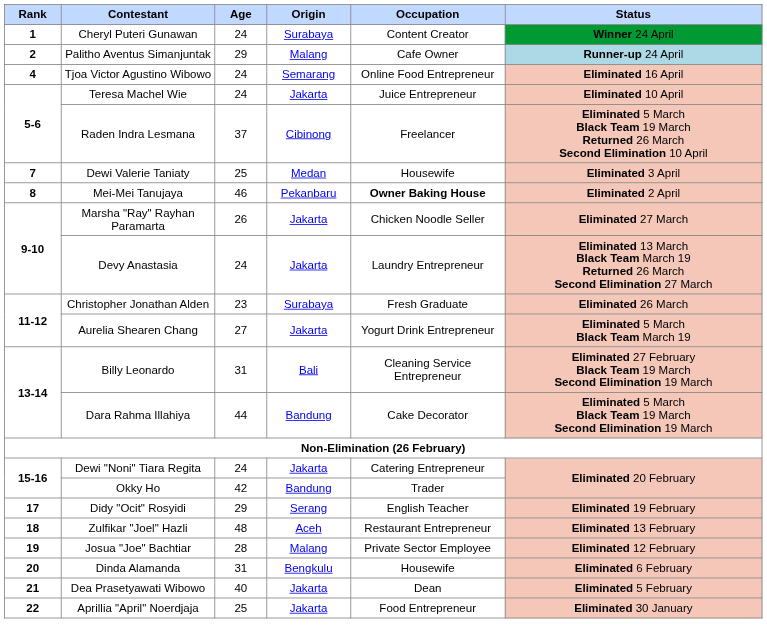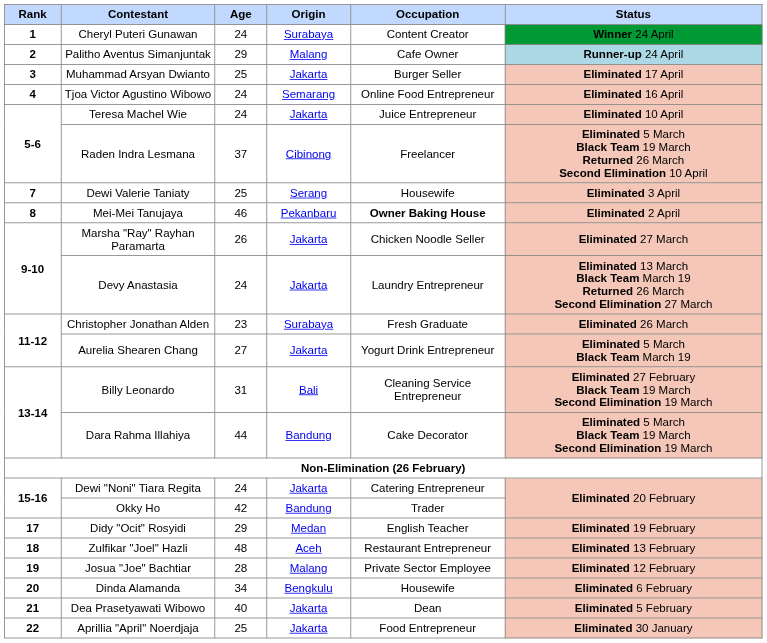+ row: (138, 74)
(309, 173) Medan -> (309, 193) Serang
(309, 508) Serang -> (309, 528) Medan
(241, 568) 31 -> (241, 588) 34
